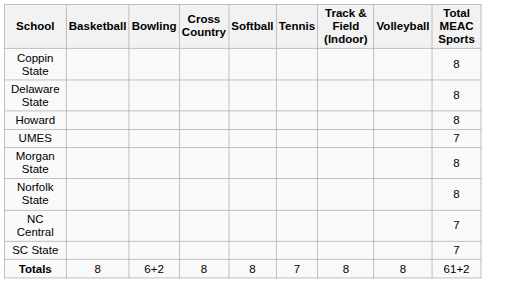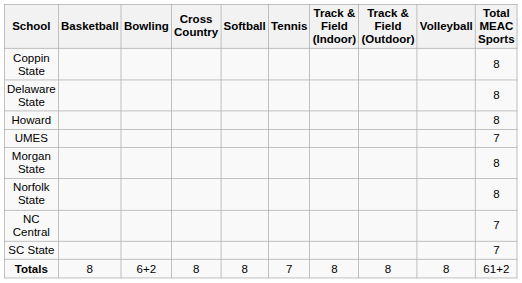+ column: (388, 26)
